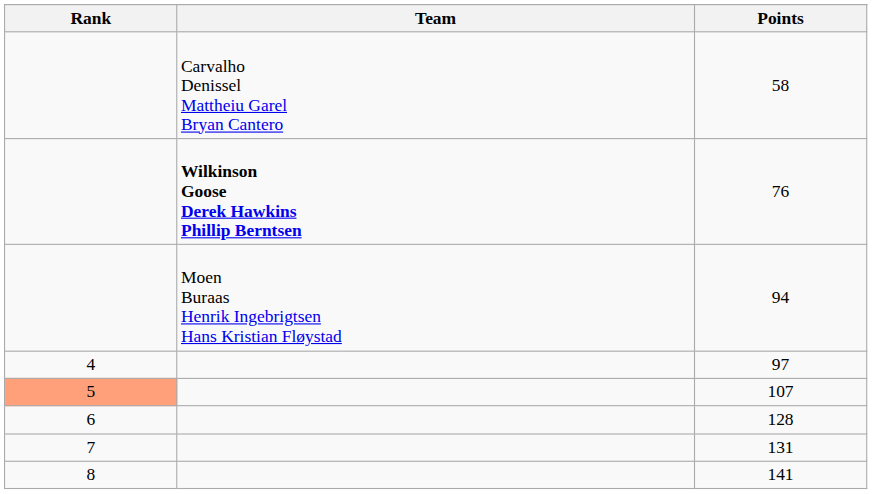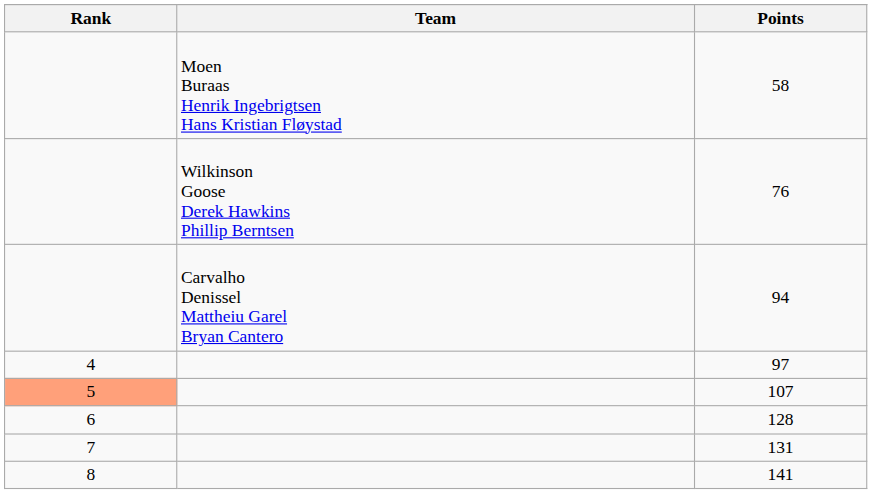(234, 95) Carvalho Denissel Mattheiu Garel Bryan Cantero -> (261, 95) Moen Buraas Henrik Ingebrigtsen Hans Kristian Fløystad
(241, 201) bold -> (237, 201) normal
(261, 307) Moen Buraas Henrik Ingebrigtsen Hans Kristian Fløystad -> (234, 307) Carvalho Denissel Mattheiu Garel Bryan Cantero
